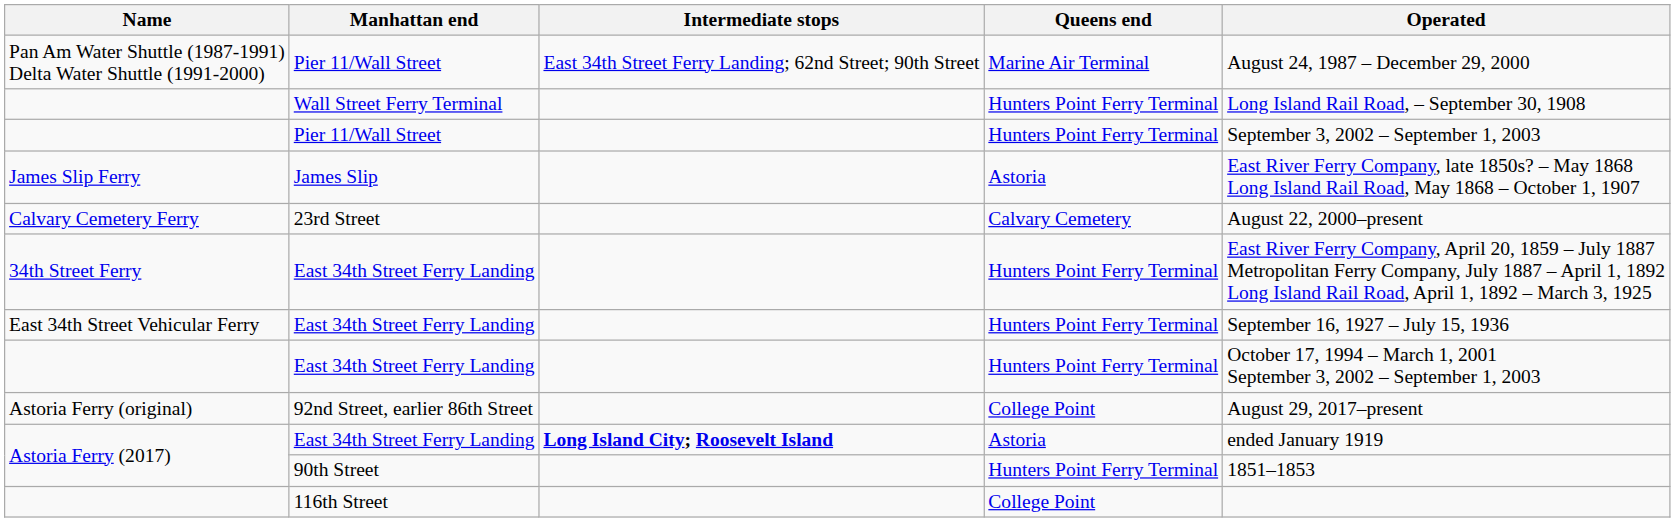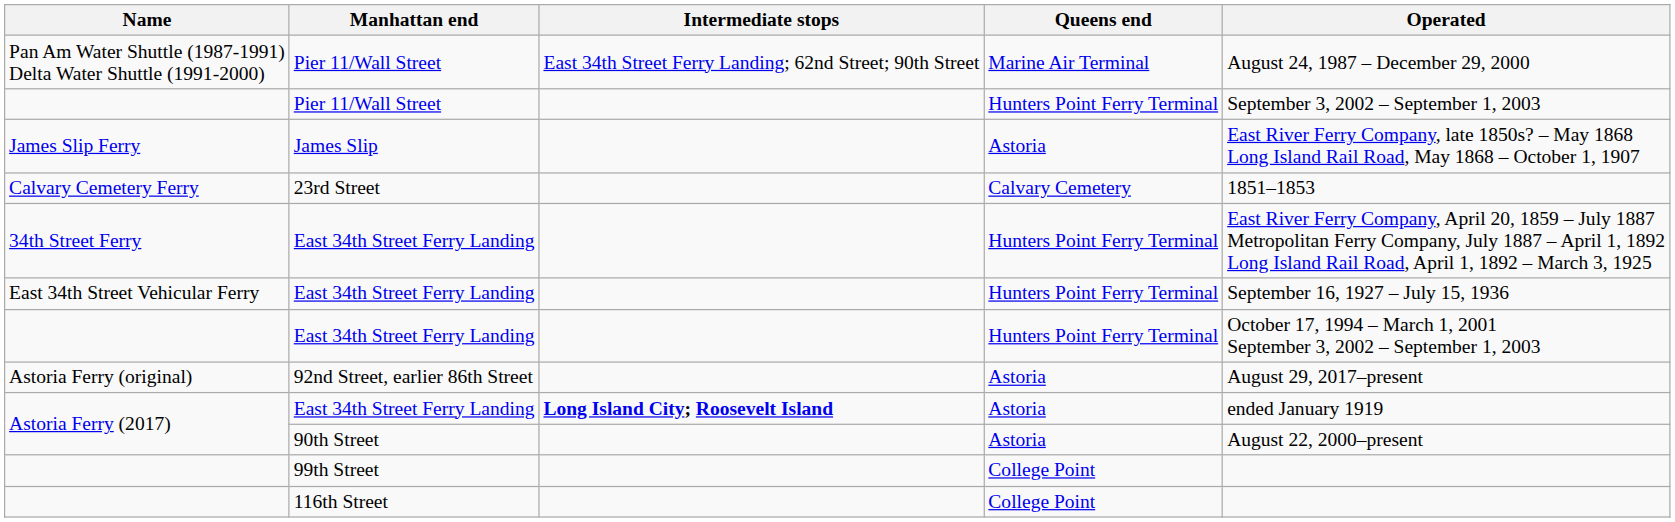- row: (147, 104)
(1325, 218) August 22, 2000–present -> (1271, 187) 1851–1853
(1042, 408) College Point -> (1017, 377) Astoria
(1103, 470) Hunters Point Ferry Terminal -> (1017, 439) Astoria
(1271, 470) 1851–1853 -> (1325, 439) August 22, 2000–present
+ row: (147, 470)
